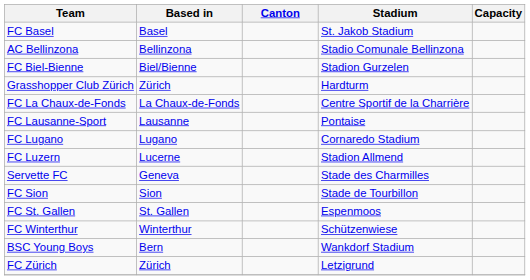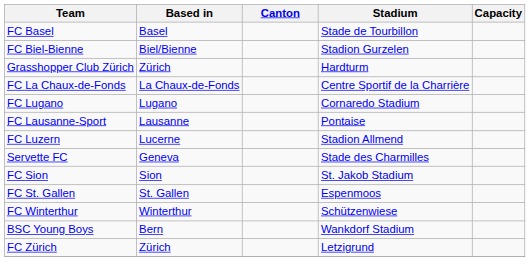(367, 31) St. Jakob Stadium -> (370, 31) Stade de Tourbillon
- row: (43, 49)
rows swapped: (57, 121) <-> (35, 139)
(370, 193) Stade de Tourbillon -> (367, 175) St. Jakob Stadium
